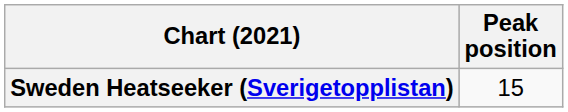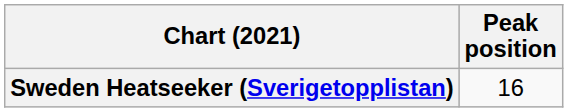(511, 87) 15 -> (511, 87) 16
